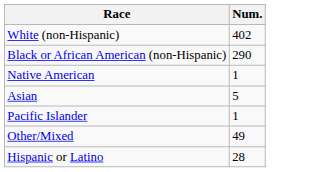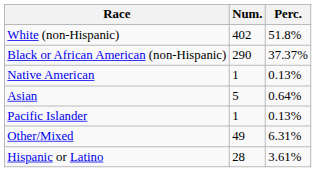+ column: (288, 14)
